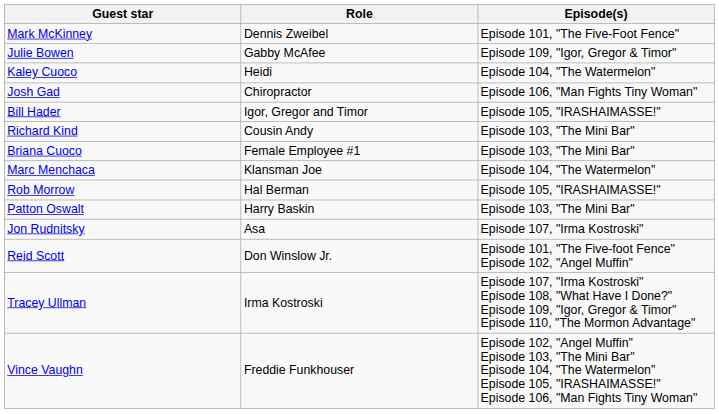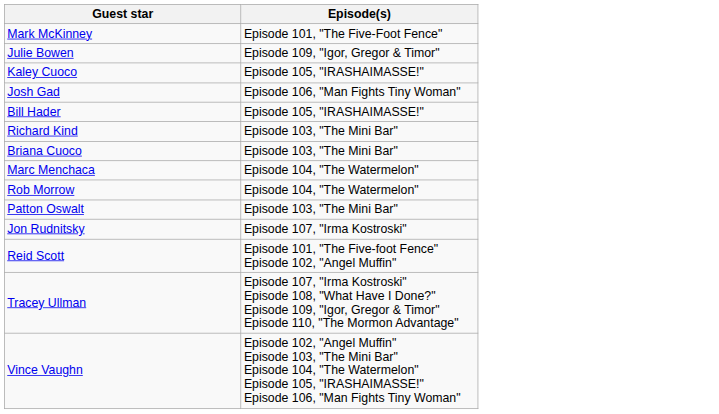- column: (359, 14)
(568, 72) Episode 104, "The Watermelon" -> (334, 72) Episode 105, "IRASHAIMASSE!"
(571, 190) Episode 105, "IRASHAIMASSE!" -> (331, 190) Episode 104, "The Watermelon"
